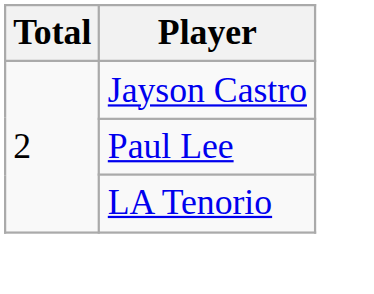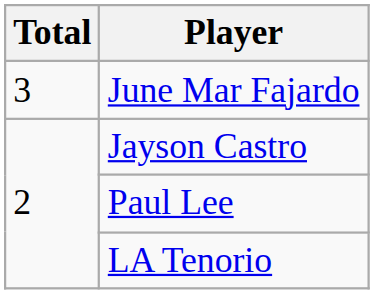+ row: (234, 89)
